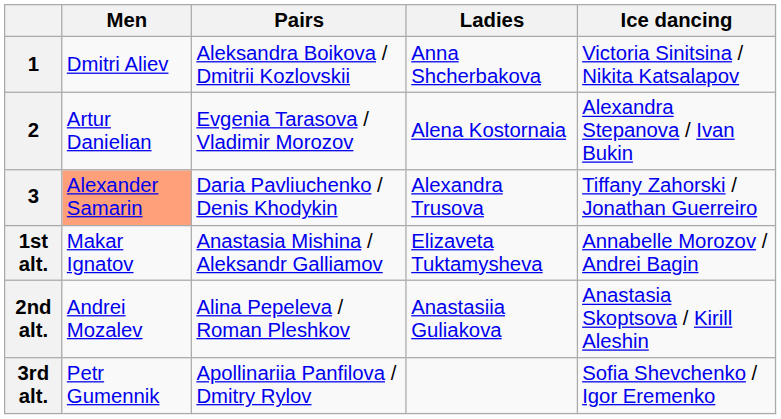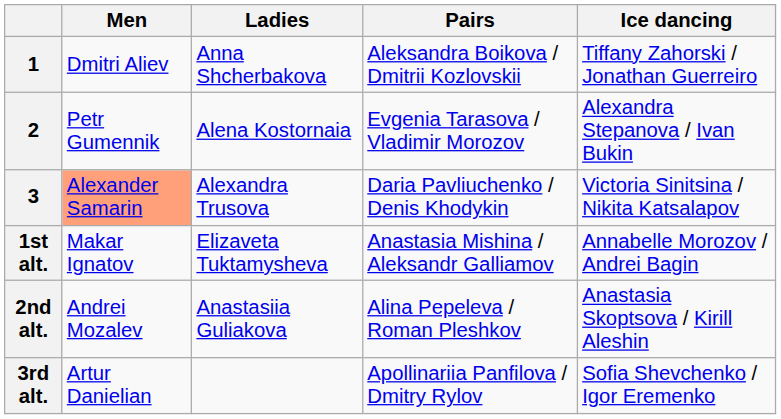columns swapped: (492, 20) <-> (299, 20)
(663, 64) Victoria Sinitsina / Nikita Katsalapov -> (670, 64) Tiffany Zahorski / Jonathan Guerreiro
(109, 130) Artur Danielian -> (113, 130) Petr Gumennik
(670, 197) Tiffany Zahorski / Jonathan Guerreiro -> (663, 197) Victoria Sinitsina / Nikita Katsalapov
(113, 385) Petr Gumennik -> (109, 385) Artur Danielian
